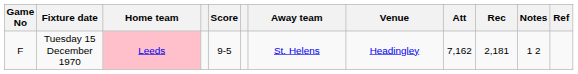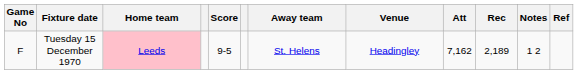(497, 50) 2,181 -> (497, 50) 2,189
